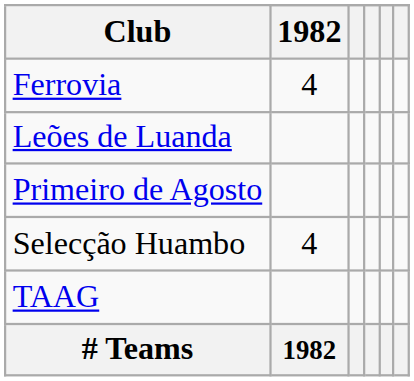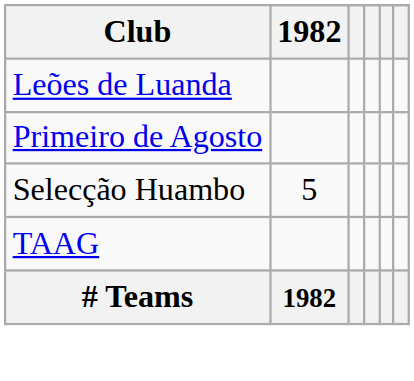- row: (67, 84)
(309, 243) 4 -> (309, 190) 5
